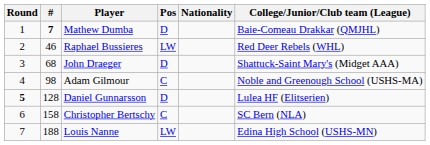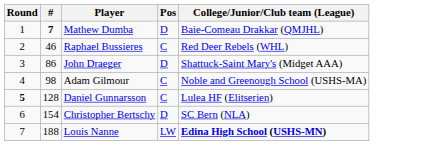- column: (207, 13)
(168, 47) LW -> (164, 47) C
(51, 64) 68 -> (51, 64) 86
(164, 98) D -> (164, 98) C
(51, 115) 158 -> (51, 115) 154
(164, 115) C -> (164, 115) D
(307, 132) normal -> (254, 132) bold
